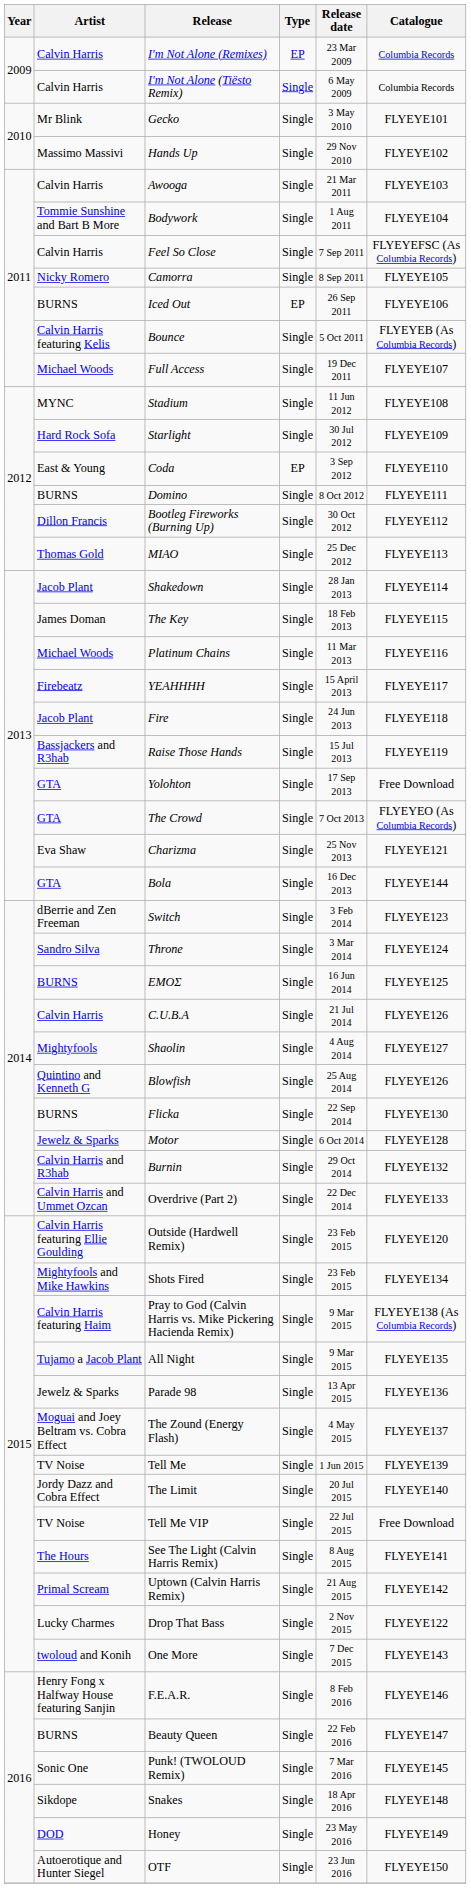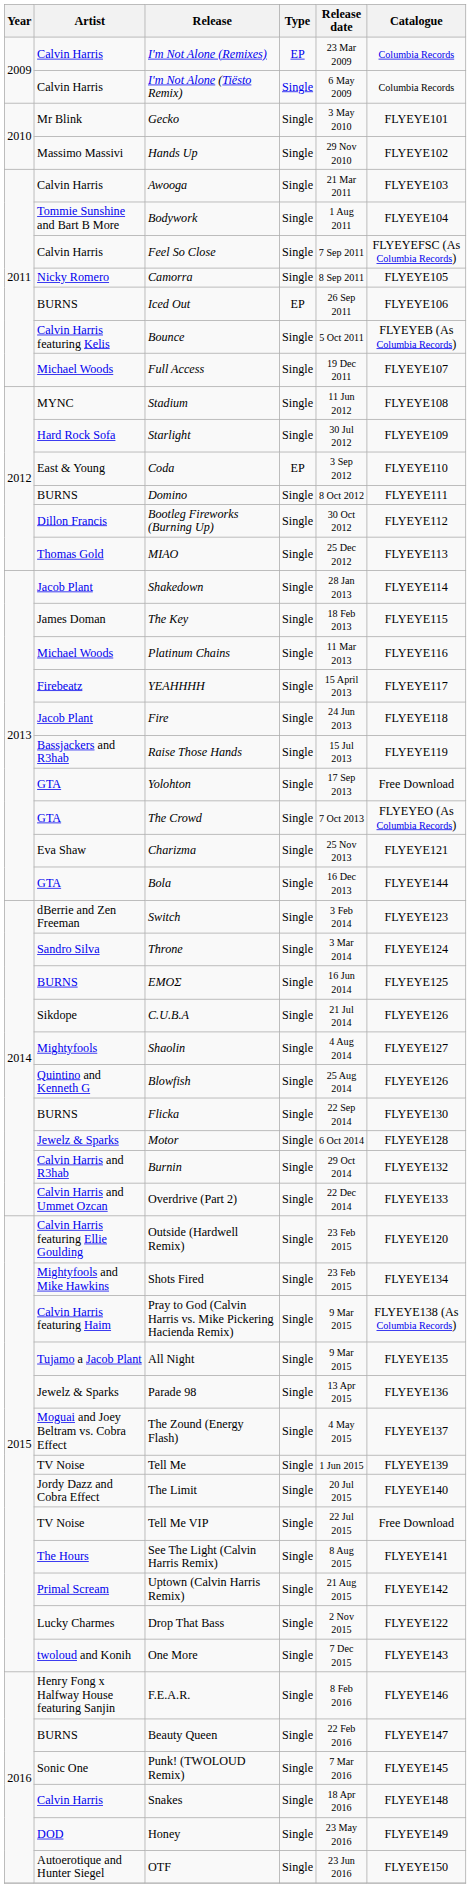(70, 1015) Calvin Harris -> (57, 1015) Sikdope
(57, 1801) Sikdope -> (70, 1801) Calvin Harris
